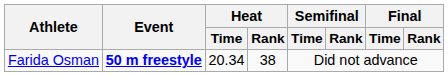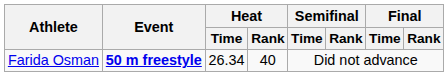(227, 60) 20.34 -> (227, 60) 26.34
(268, 60) 38 -> (268, 60) 40
